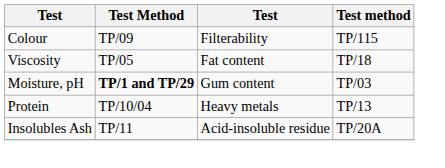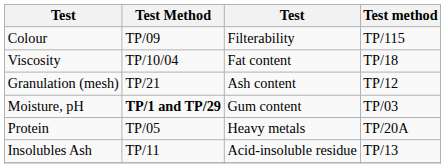(116, 60) TP/05 -> (152, 60) TP/10/04
+ row: (63, 83)
(125, 106) TP/10/04 -> (143, 128) TP/05
(354, 106) TP/13 -> (386, 128) TP/20A
(359, 128) TP/20A -> (381, 151) TP/13
